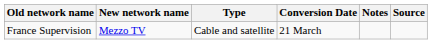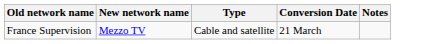- column: (409, 13)
